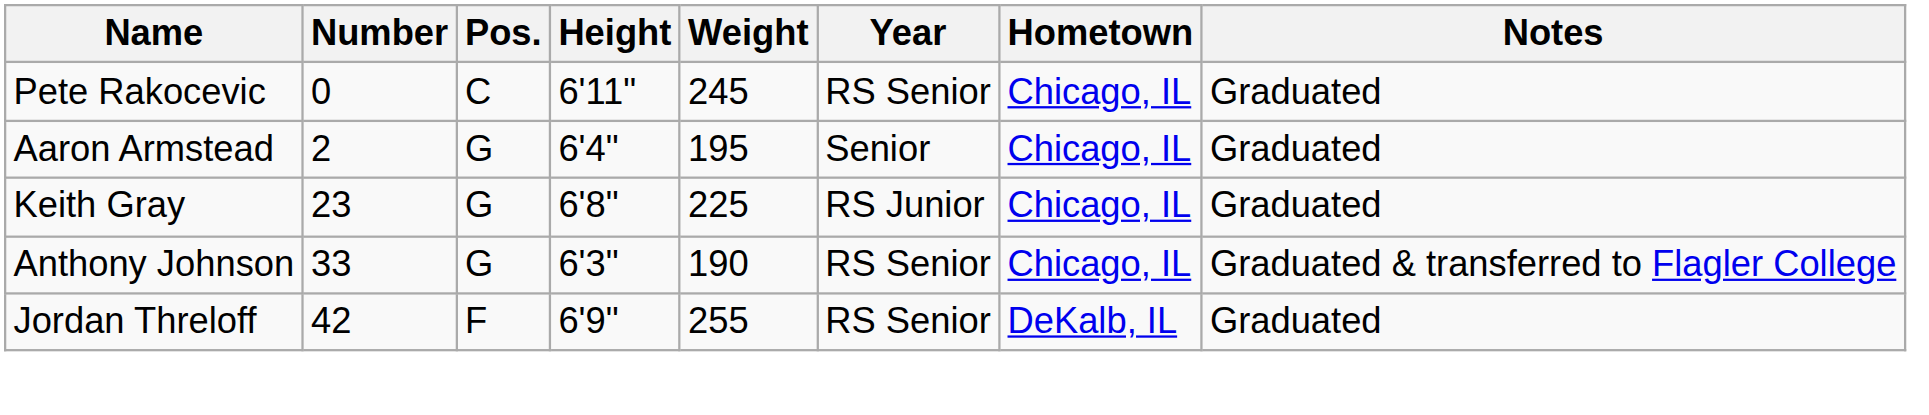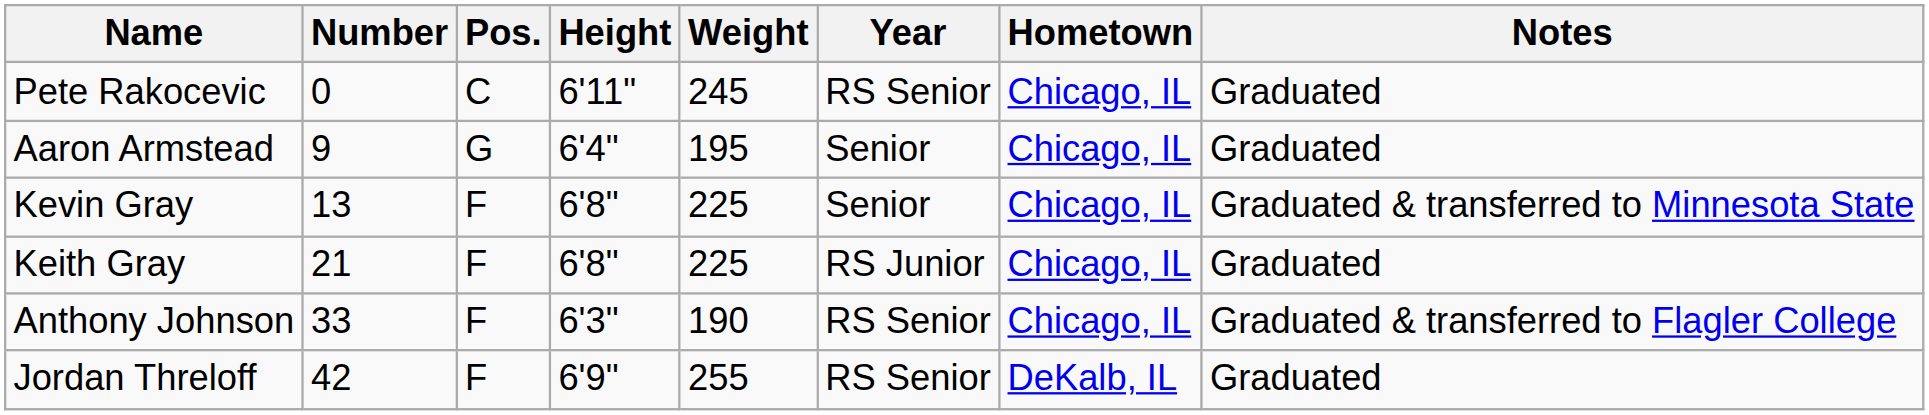(321, 148) 2 -> (321, 148) 9
+ row: (103, 206)
(331, 206) 23 -> (331, 263) 21
(479, 206) G -> (476, 263) F
(479, 263) G -> (476, 321) F
